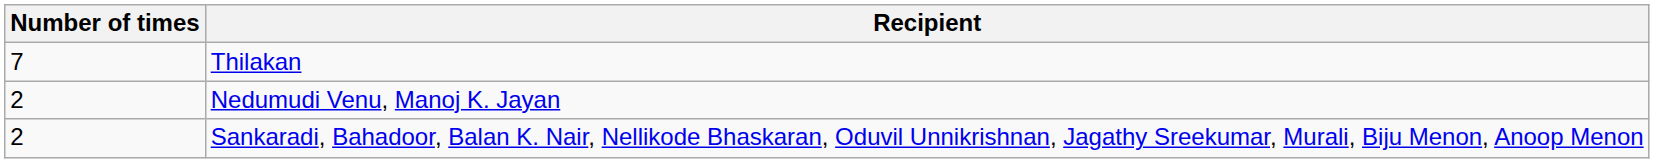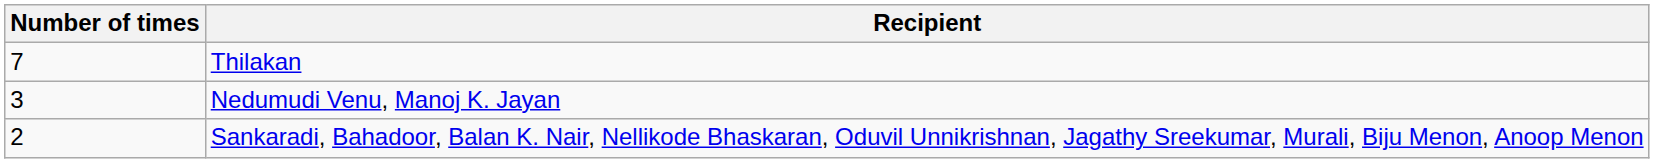(17, 99) 2 -> (17, 99) 3
